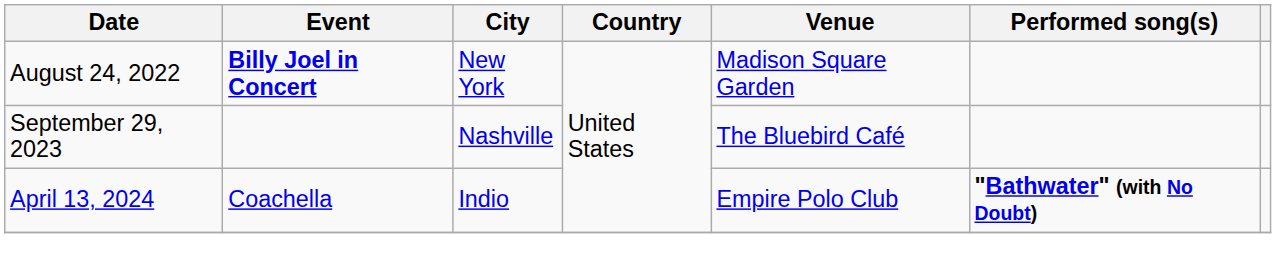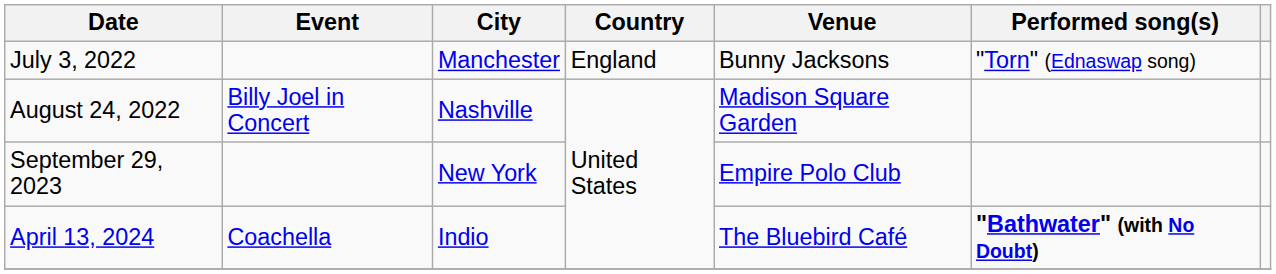+ row: (73, 60)
(293, 73) bold -> (286, 110) normal
(482, 73) New York -> (485, 110) Nashville
(506, 136) Nashville -> (487, 173) New York
(811, 136) The Bluebird Café -> (810, 173) Empire Polo Club
(807, 199) Empire Polo Club -> (813, 236) The Bluebird Café
